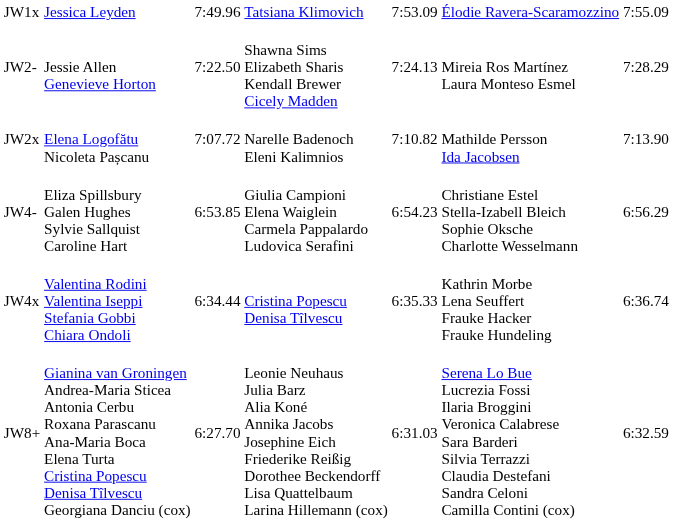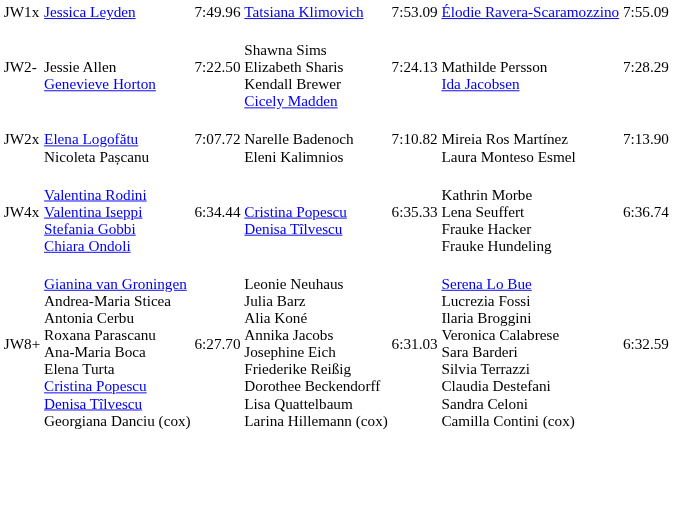(509, 76) Mireia Ros Martínez Laura Monteso Esmel -> (494, 76) Mathilde Persson Ida Jacobsen
(494, 148) Mathilde Persson Ida Jacobsen -> (509, 148) Mireia Ros Martínez Laura Monteso Esmel
- row: (20, 211)
